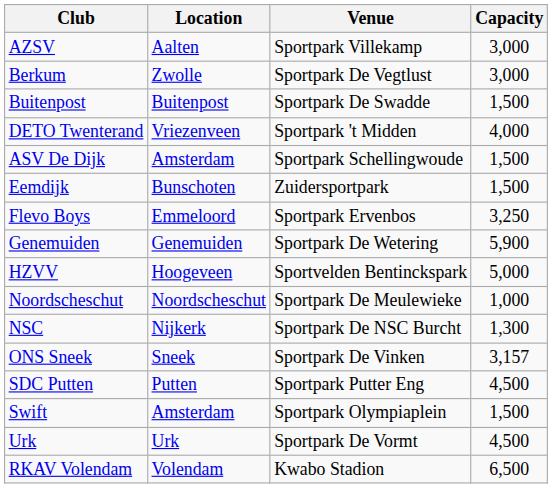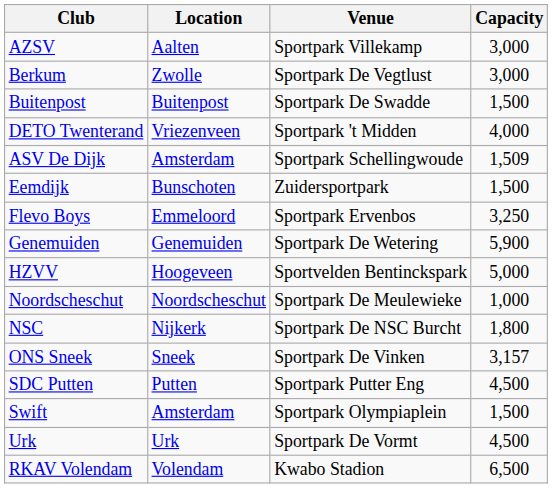(509, 159) 1,500 -> (509, 159) 1,509
(509, 328) 1,300 -> (509, 328) 1,800
